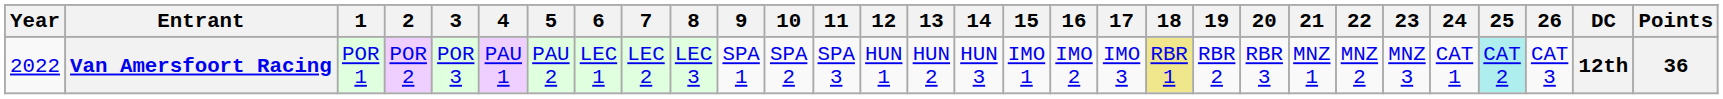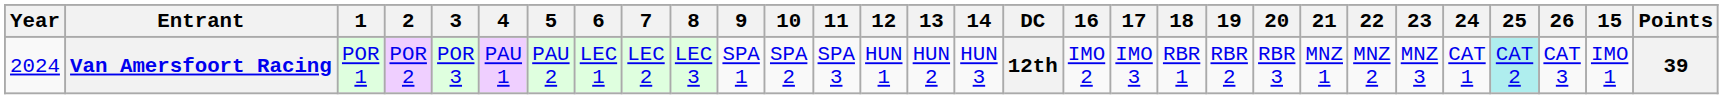columns swapped: (1026, 21) <-> (1603, 21)
(35, 65) 2022 -> (35, 65) 2024
(1169, 65) khaki background -> (1182, 65) no background
(1676, 65) 36 -> (1676, 65) 39
